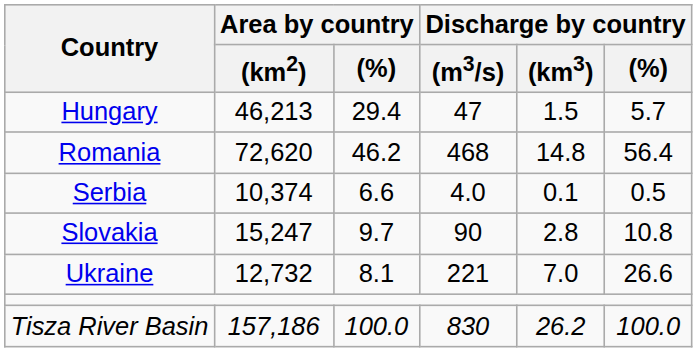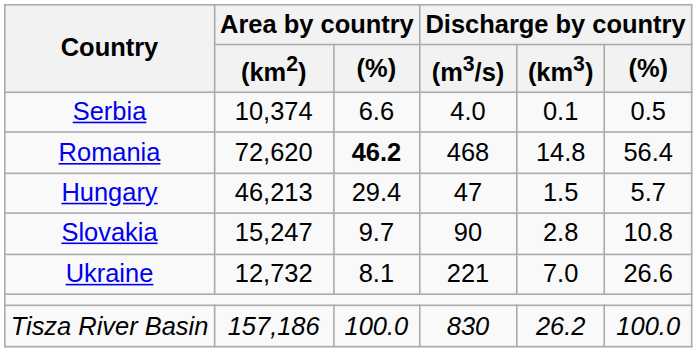rows swapped: (109, 112) <-> (110, 192)
(376, 152) normal -> (376, 152) bold
